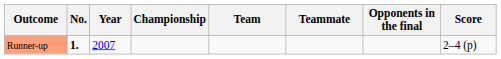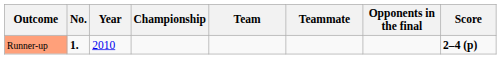(104, 44) 2007 -> (104, 44) 2010
(460, 44) normal -> (460, 44) bold
